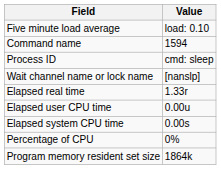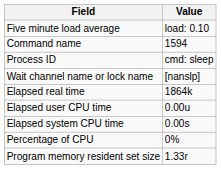(176, 92) 1.33r -> (179, 92) 1864k
(179, 156) 1864k -> (176, 156) 1.33r
